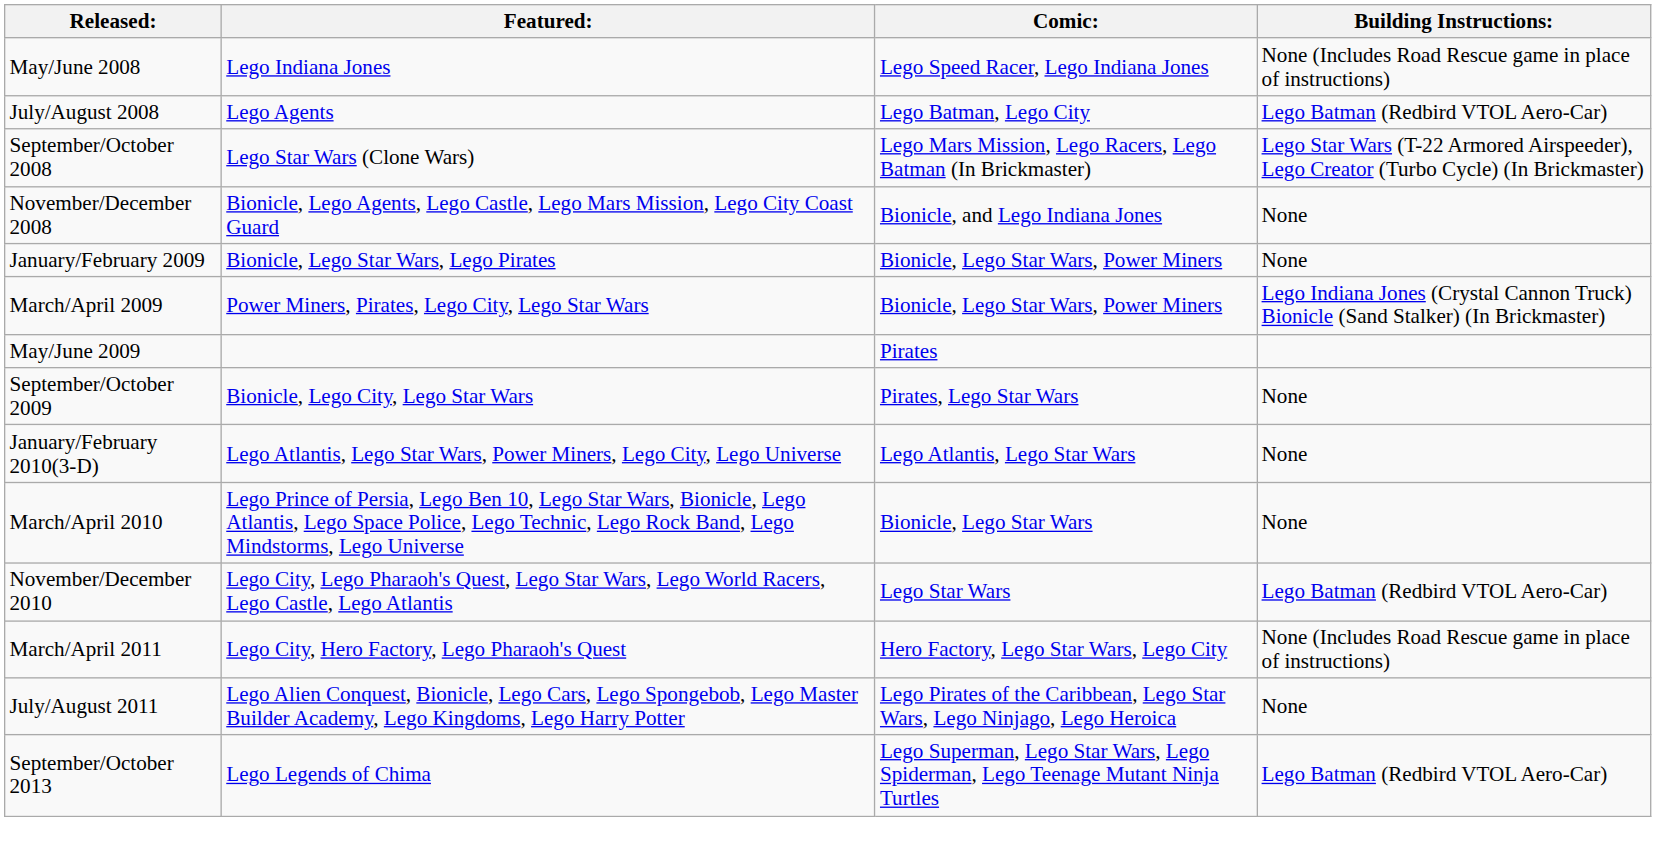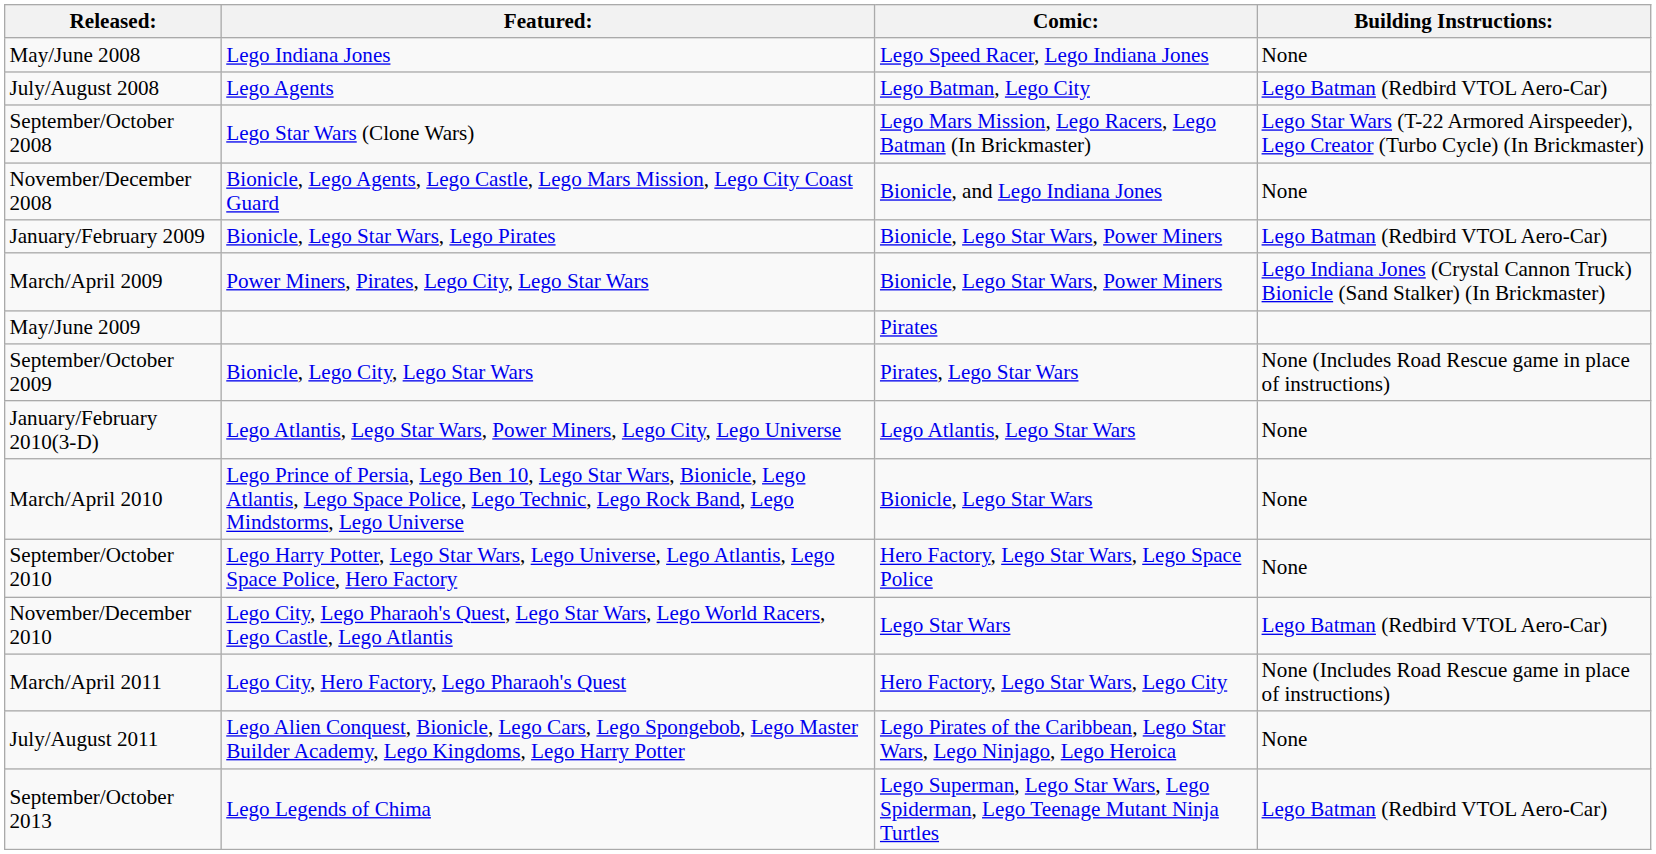(1446, 66) None (Includes Road Rescue game in place of instructions) -> (1284, 54) None
(1284, 260) None -> (1434, 236) Lego Batman (Redbird VTOL Aero-Car)
(1284, 396) None -> (1446, 372) None (Includes Road Rescue game in place of instructions)
+ row: (92, 567)
